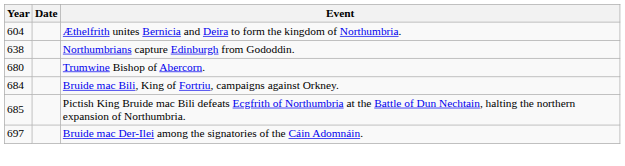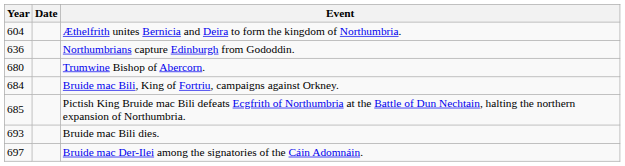(15, 49) 638 -> (15, 49) 636
+ row: (111, 134)
